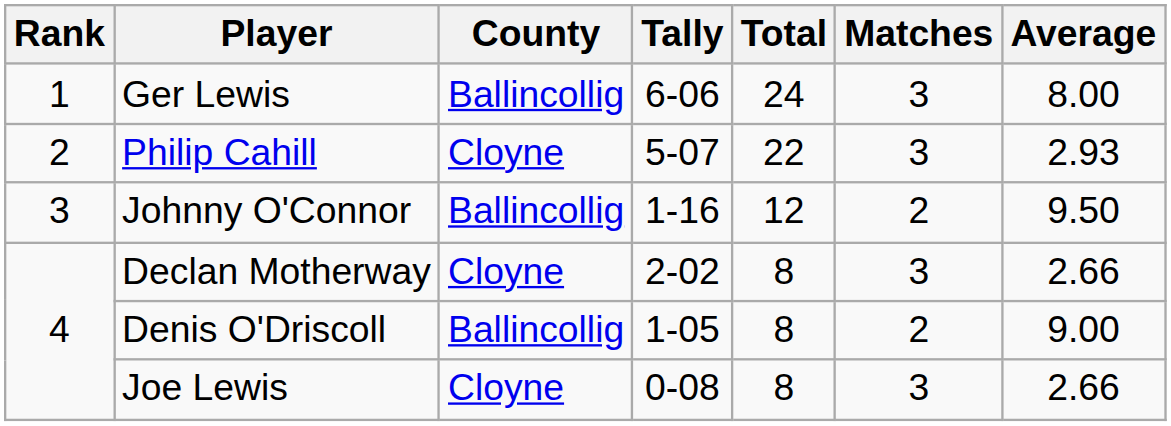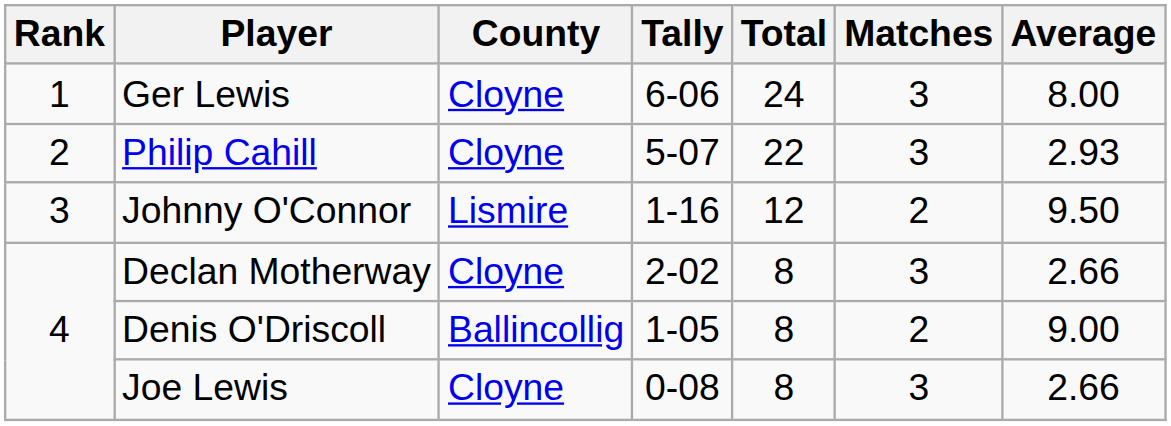(536, 93) Ballincollig -> (506, 93) Cloyne
(536, 211) Ballincollig -> (508, 211) Lismire
